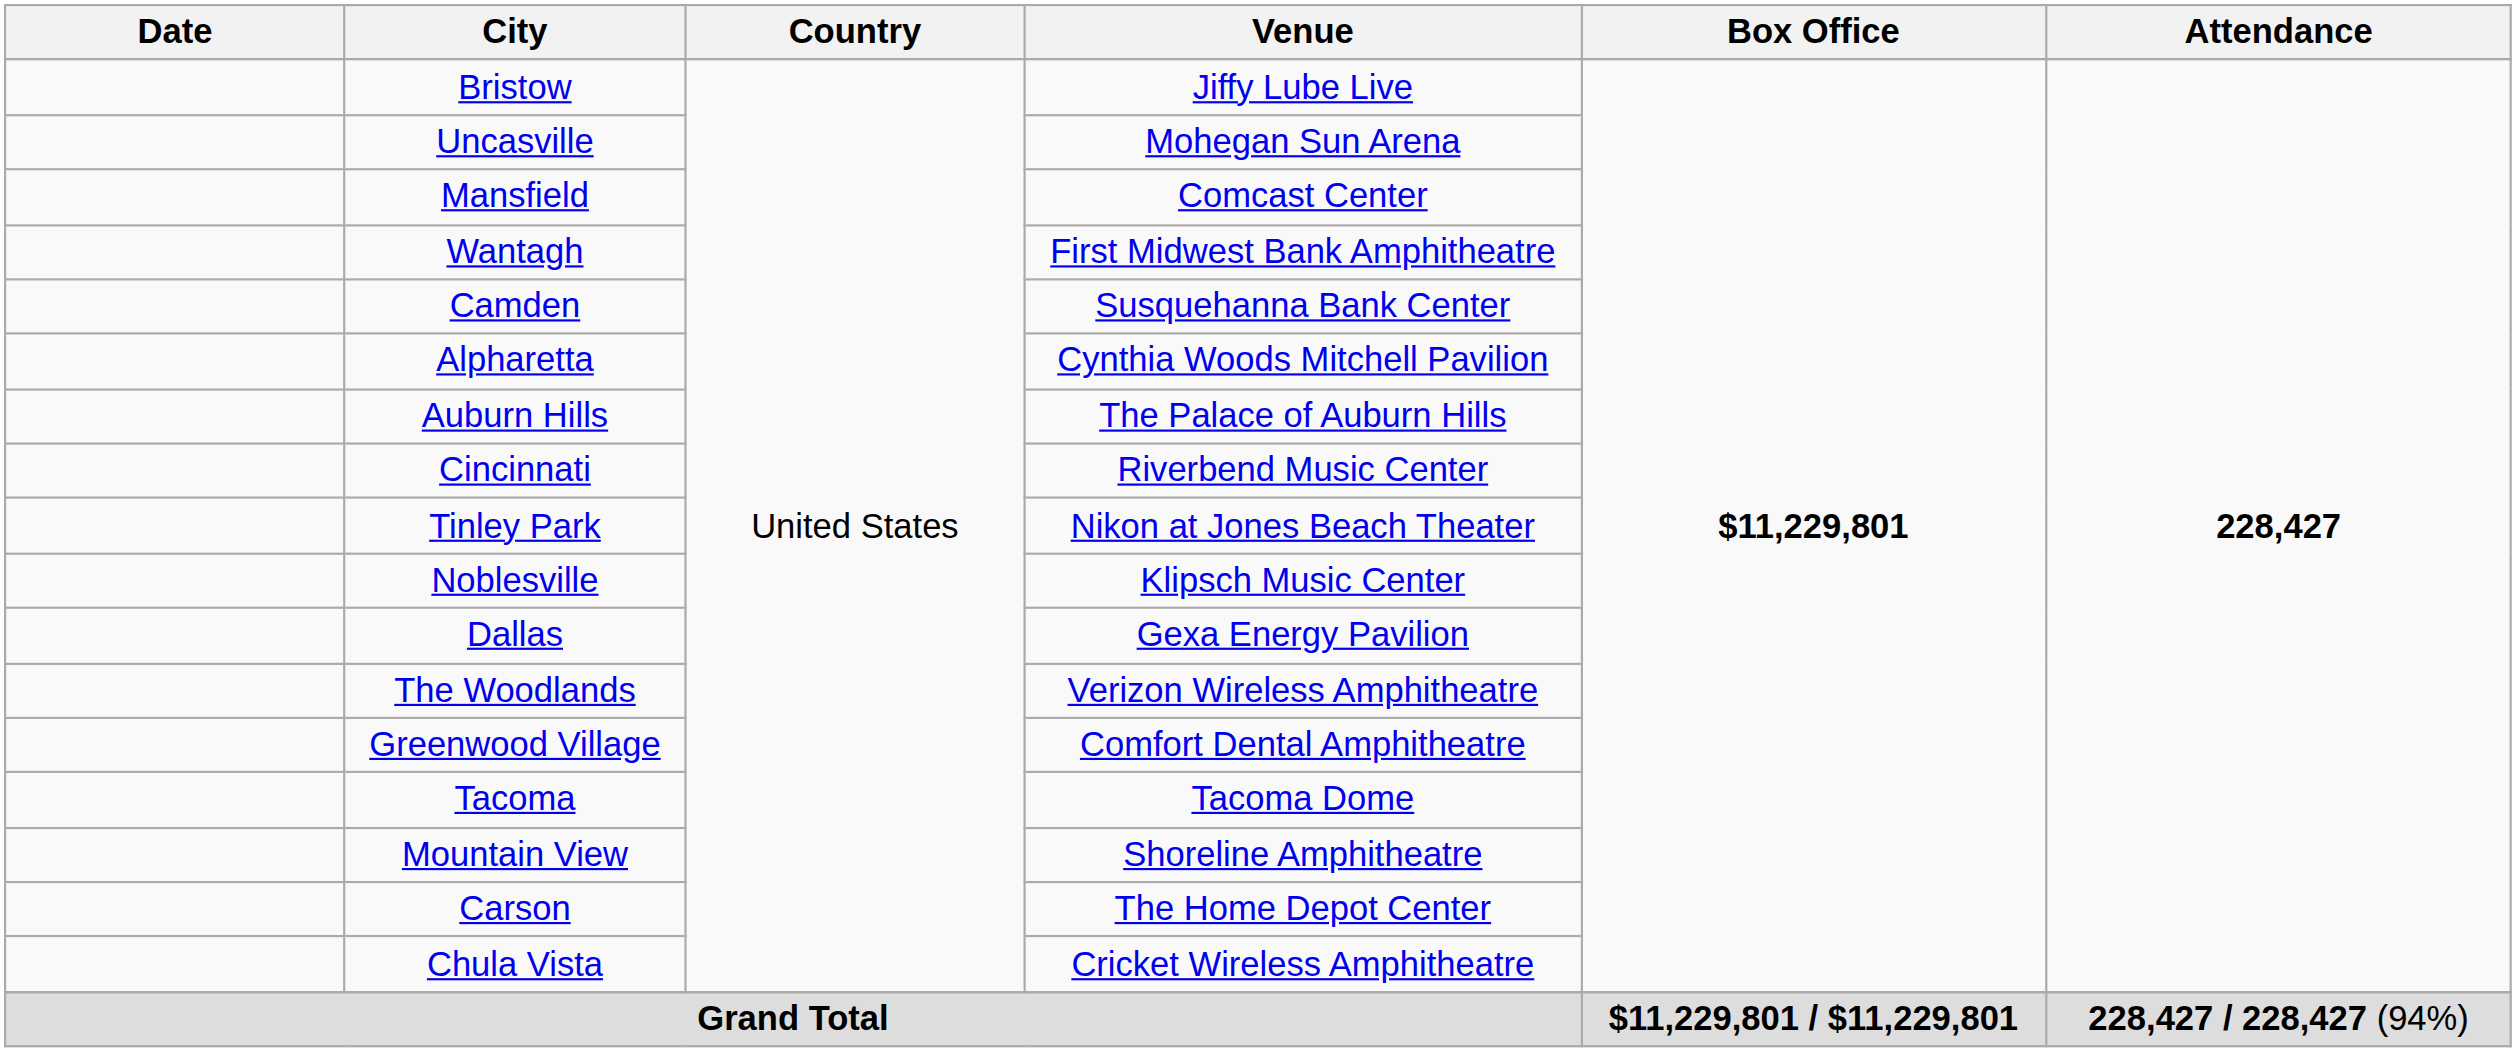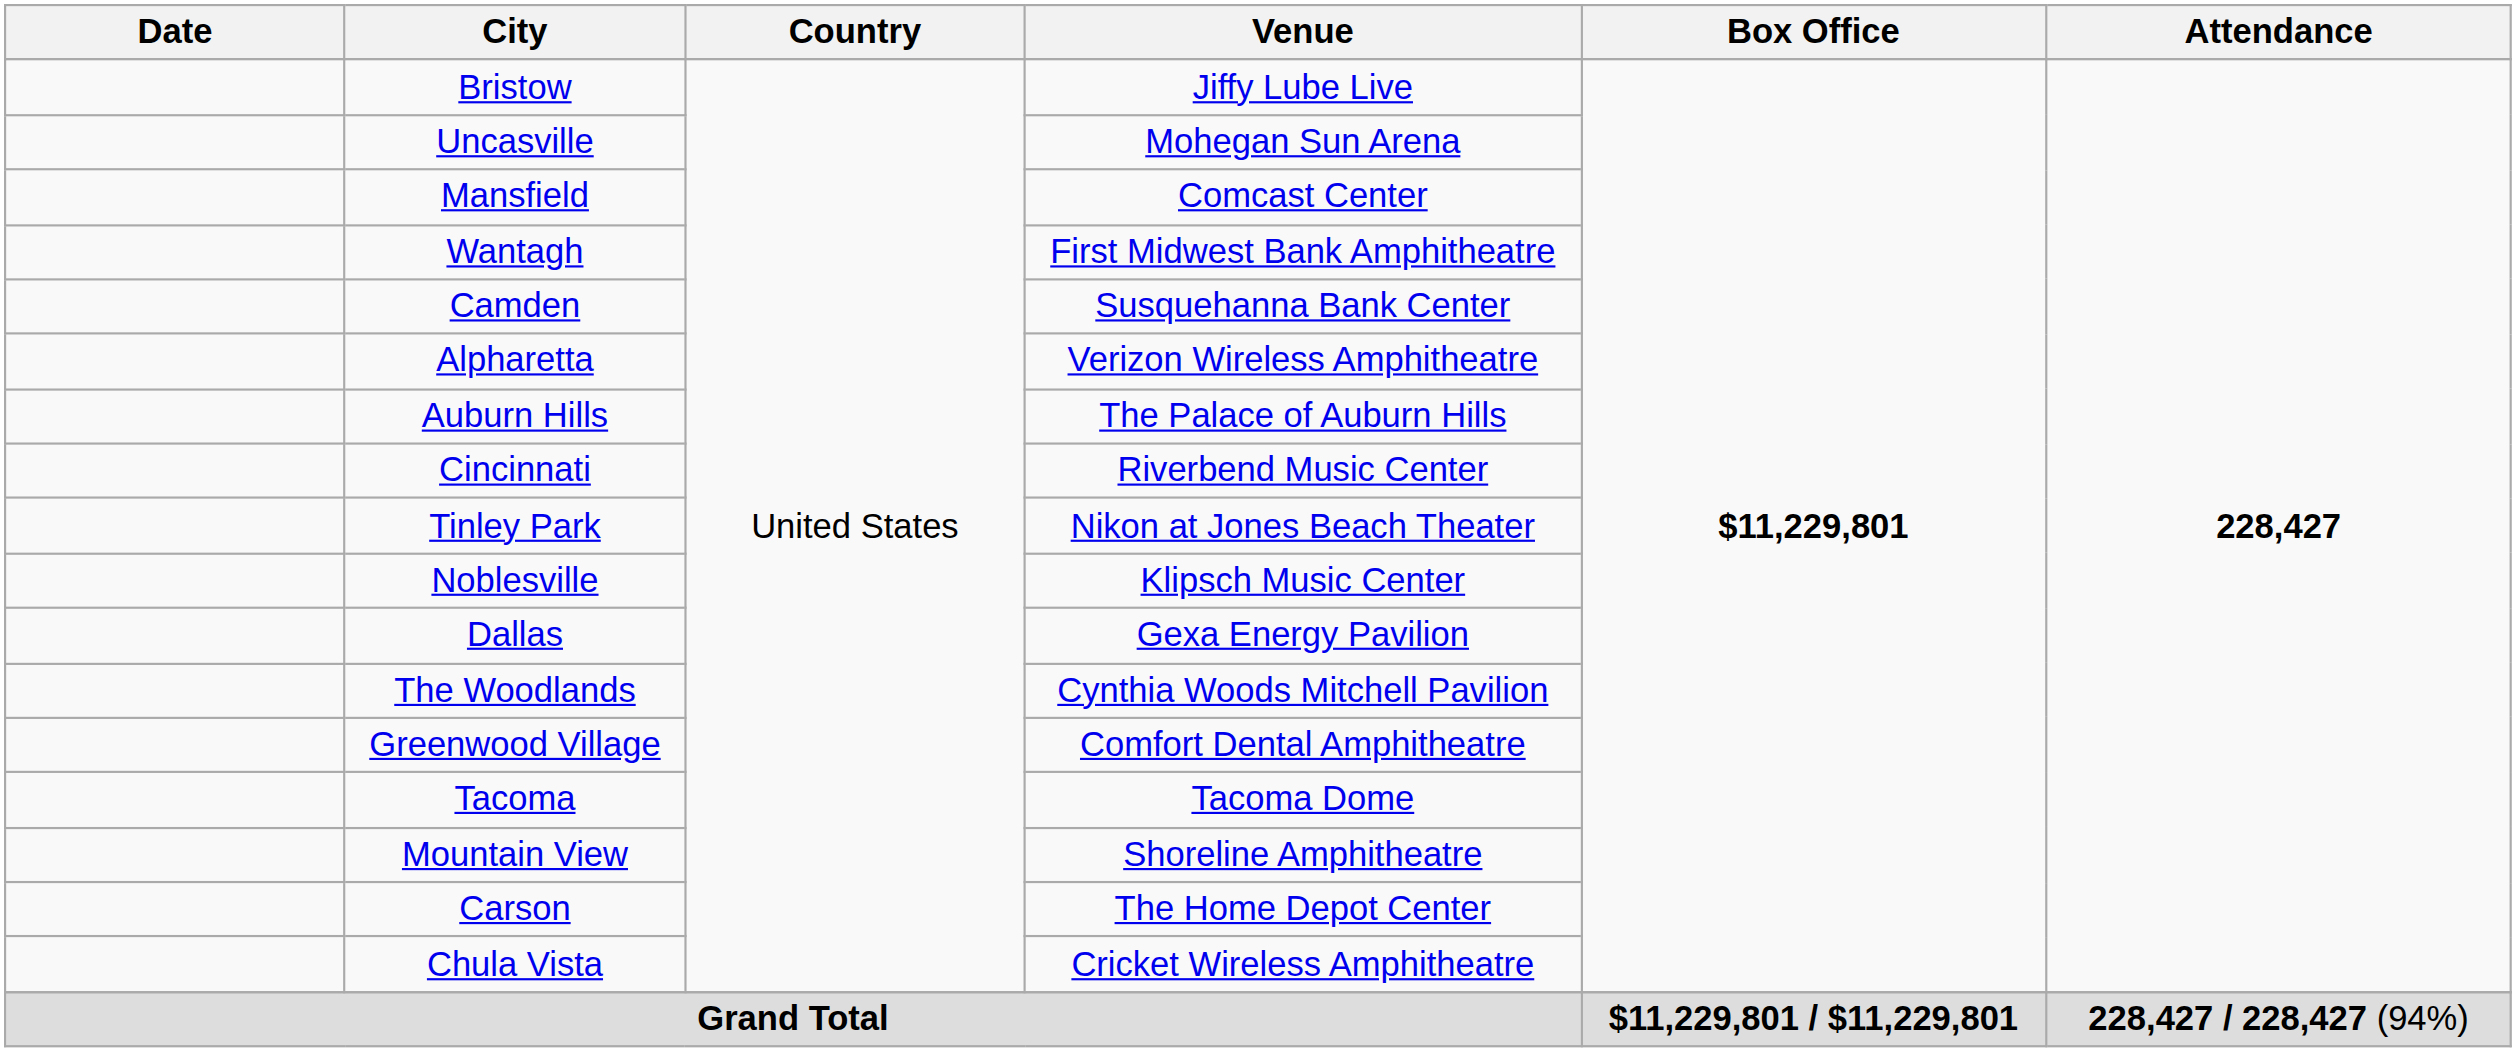(1303, 360) Cynthia Woods Mitchell Pavilion -> (1303, 360) Verizon Wireless Amphitheatre
(1303, 689) Verizon Wireless Amphitheatre -> (1303, 689) Cynthia Woods Mitchell Pavilion
